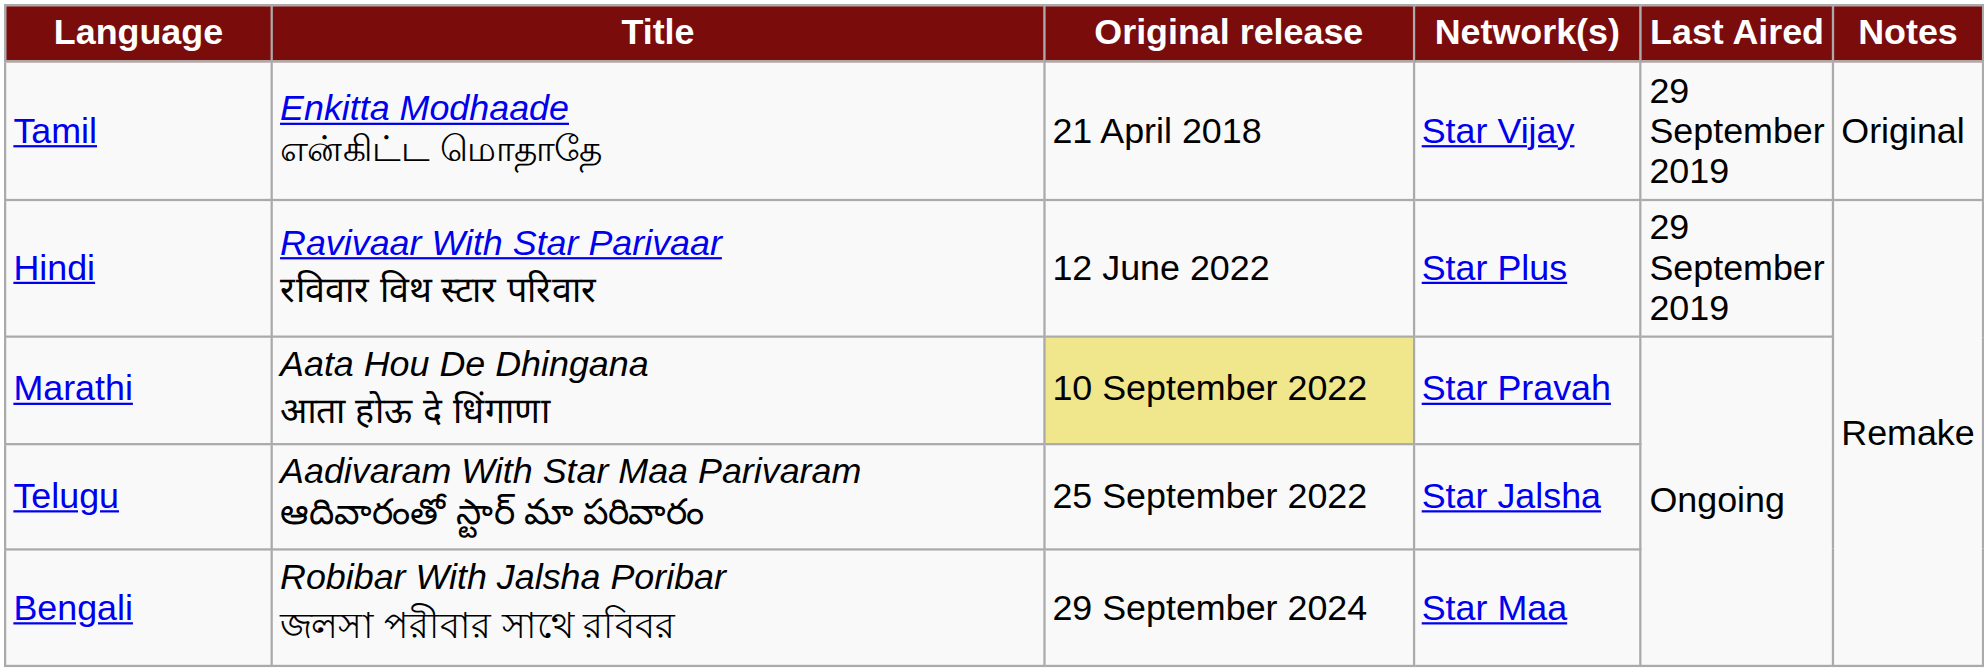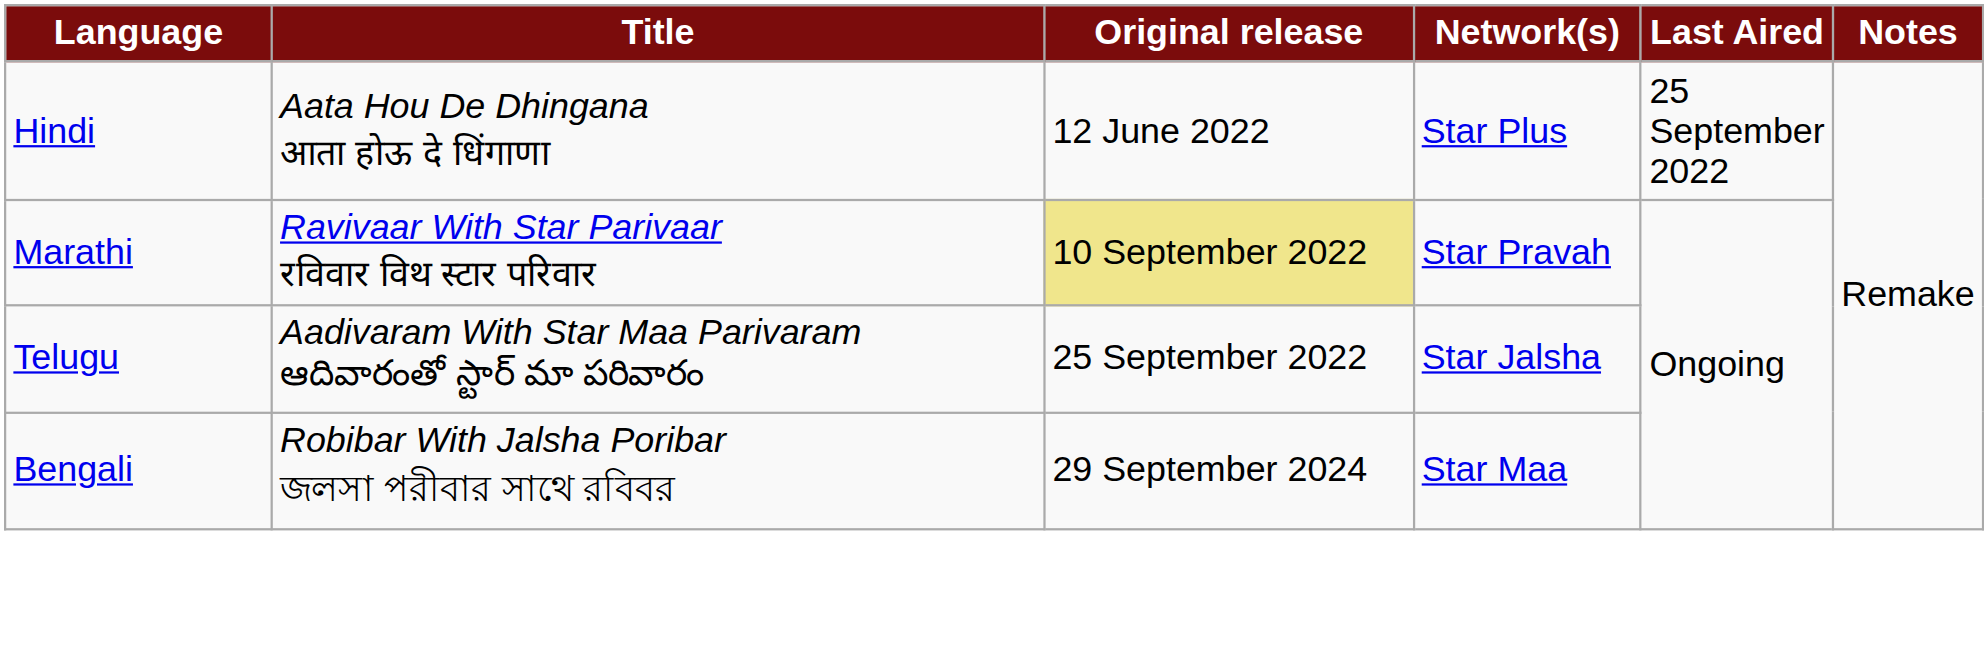- row: (55, 130)
(501, 266) Ravivaar With Star Parivaar रविवार विथ स्टार परिवार -> (464, 128) Aata Hou De Dhingana आता होऊ दे धिंगाणा
(1737, 267) 29 September 2019 -> (1737, 130) 25 September 2022
(464, 388) Aata Hou De Dhingana आता होऊ दे धिंगाणा -> (501, 250) Ravivaar With Star Parivaar रविवार विथ स्टार परिवार
